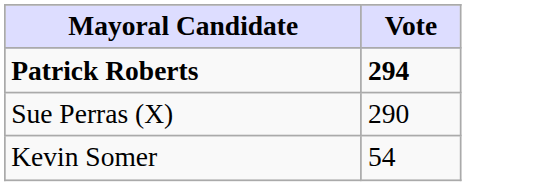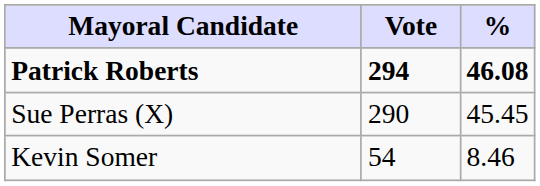+ column: (498, 26)
